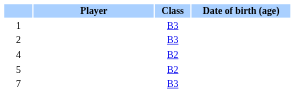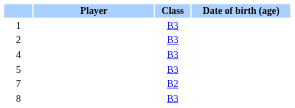(173, 55) B2 -> (173, 55) B3
(173, 69) B2 -> (173, 69) B3
(173, 84) B3 -> (173, 84) B2
+ row: (18, 98)
